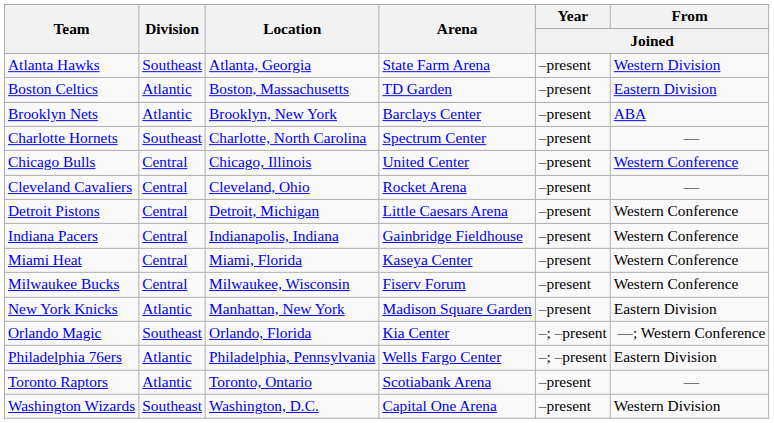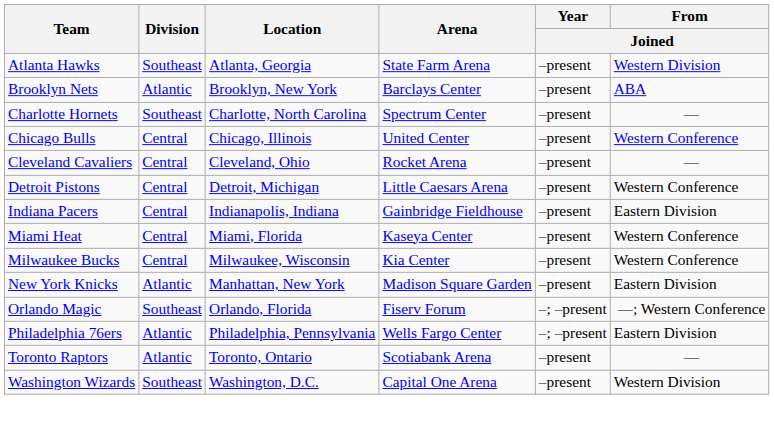- row: (53, 89)
(676, 235) Western Conference -> (665, 211) Eastern Division
(424, 284) Fiserv Forum -> (416, 260) Kia Center
(416, 333) Kia Center -> (424, 308) Fiserv Forum
